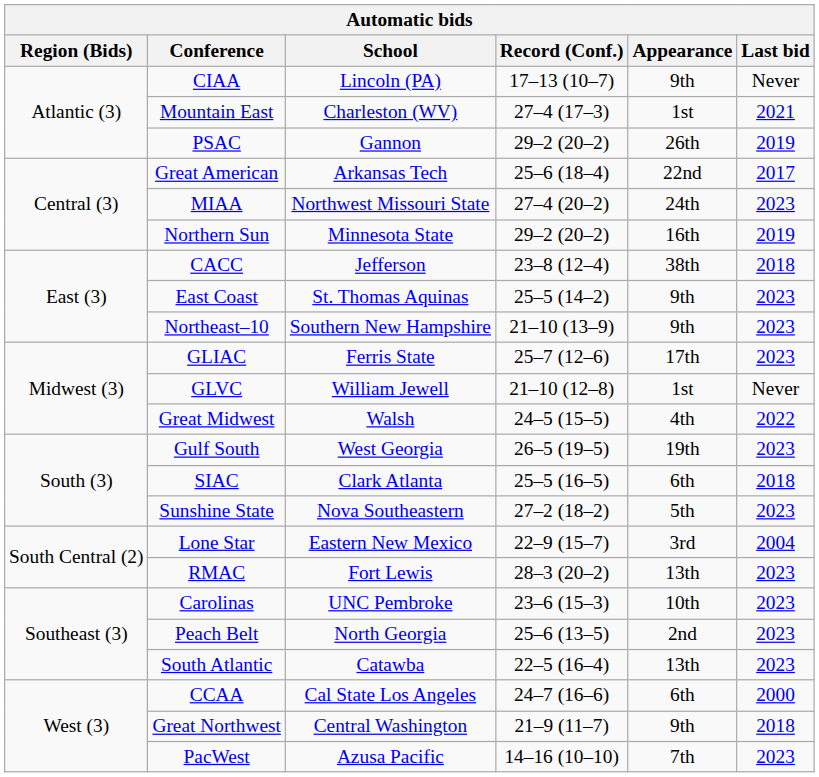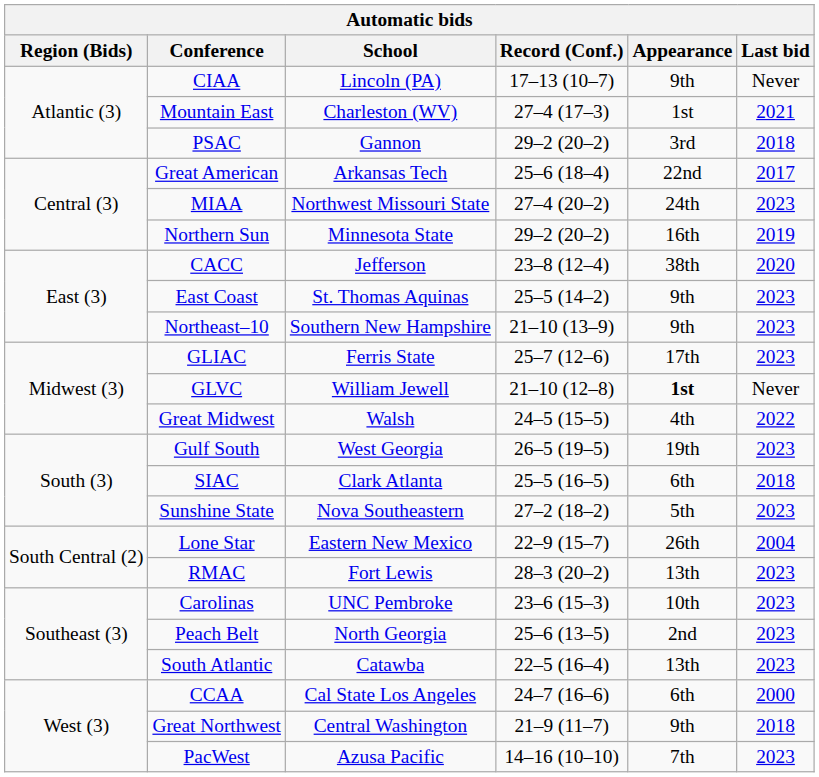(682, 142) 26th -> (682, 142) 3rd
(776, 142) 2019 -> (776, 142) 2018
(776, 265) 2018 -> (776, 265) 2020
(682, 388) normal -> (682, 388) bold
(682, 541) 3rd -> (682, 541) 26th
